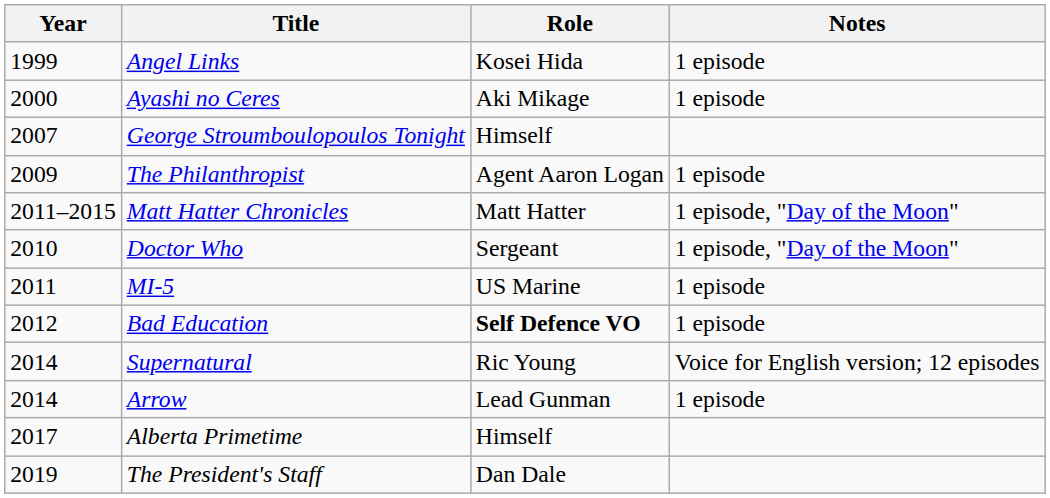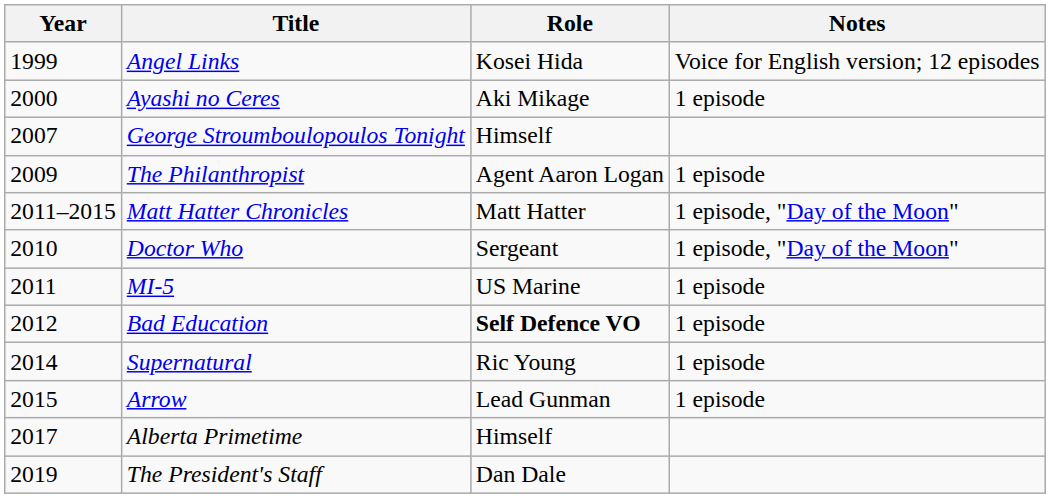(720, 60) 1 episode -> (857, 60) Voice for English version; 12 episodes
(857, 361) Voice for English version; 12 episodes -> (720, 361) 1 episode
(34, 398) 2014 -> (34, 398) 2015
